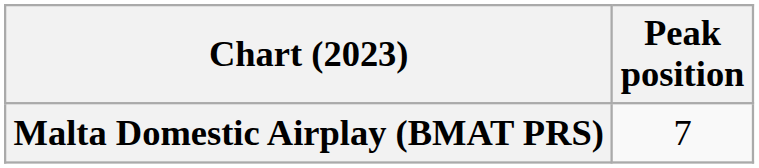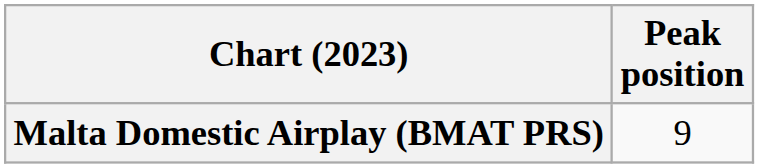(683, 132) 7 -> (683, 132) 9
